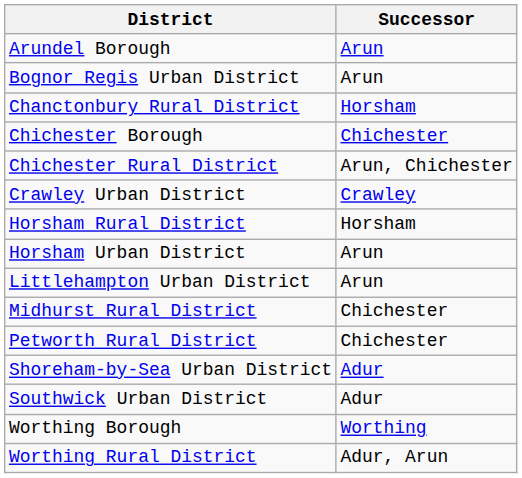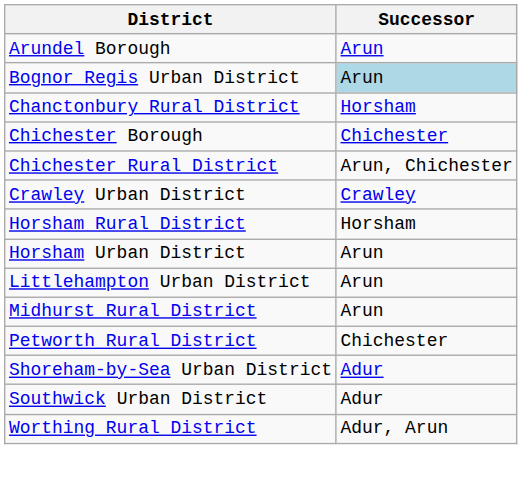(362, 78) no background -> (362, 78) lightblue background
(394, 312) Chichester -> (362, 312) Arun
- row: (95, 429)
